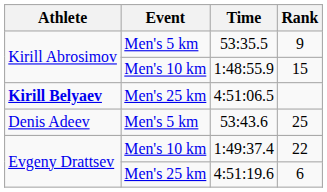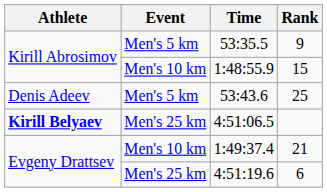rows swapped: (244, 122) <-> (244, 96)
(300, 148) 22 -> (300, 148) 21
